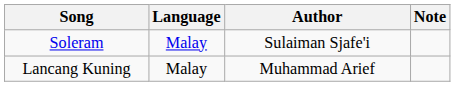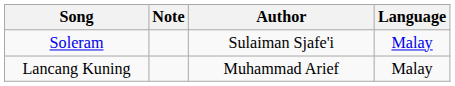columns swapped: (186, 17) <-> (430, 17)
